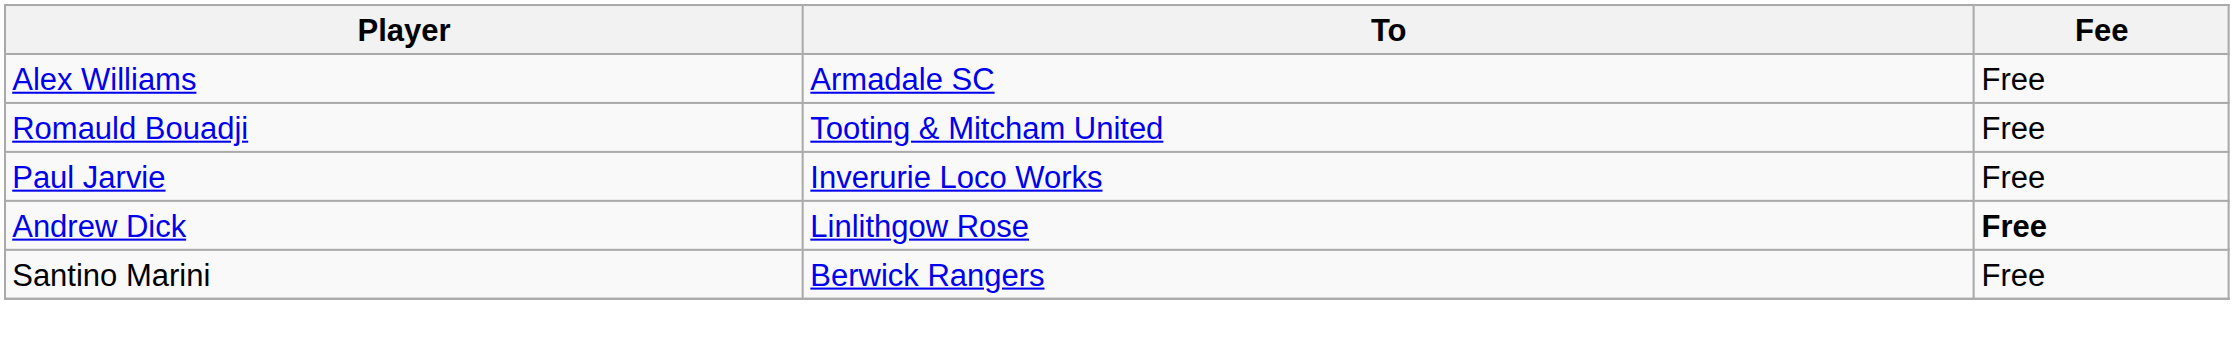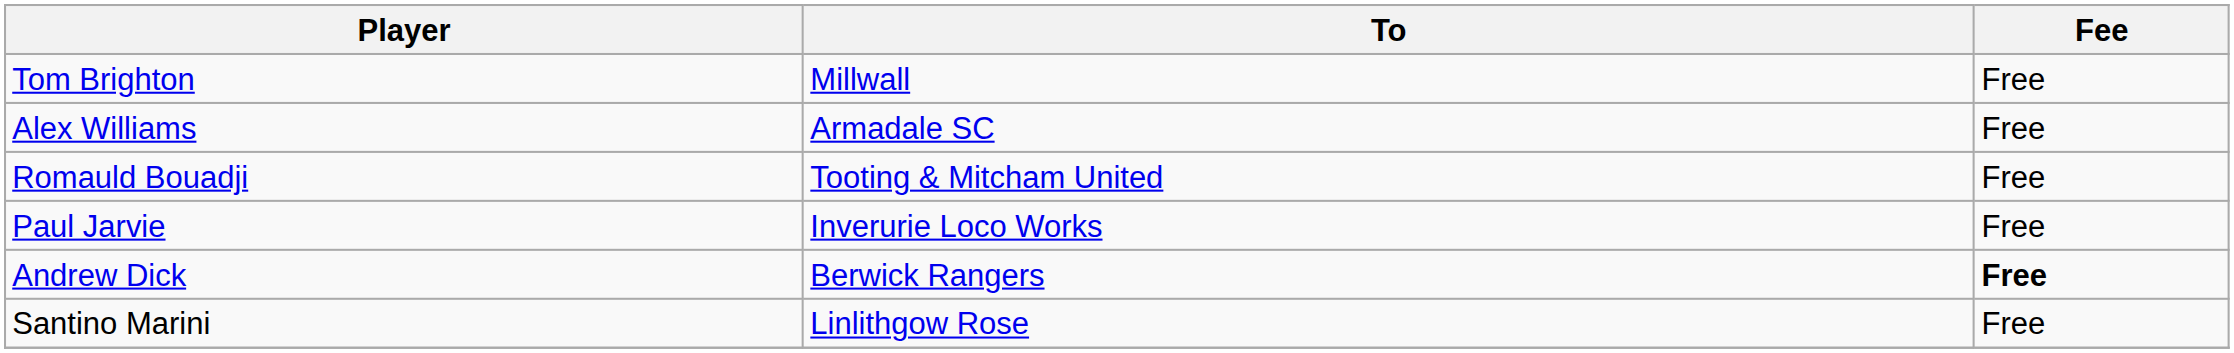+ row: (103, 79)
(920, 226) Linlithgow Rose -> (927, 275) Berwick Rangers
(927, 275) Berwick Rangers -> (920, 324) Linlithgow Rose
